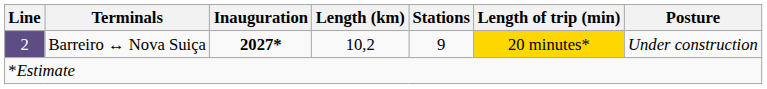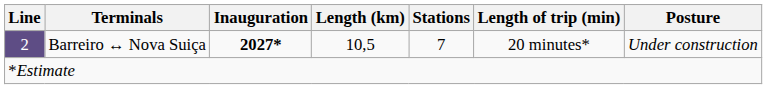(360, 44) 10,2 -> (360, 44) 10,5
(441, 44) 9 -> (441, 44) 7
(549, 44) gold background -> (549, 44) no background
